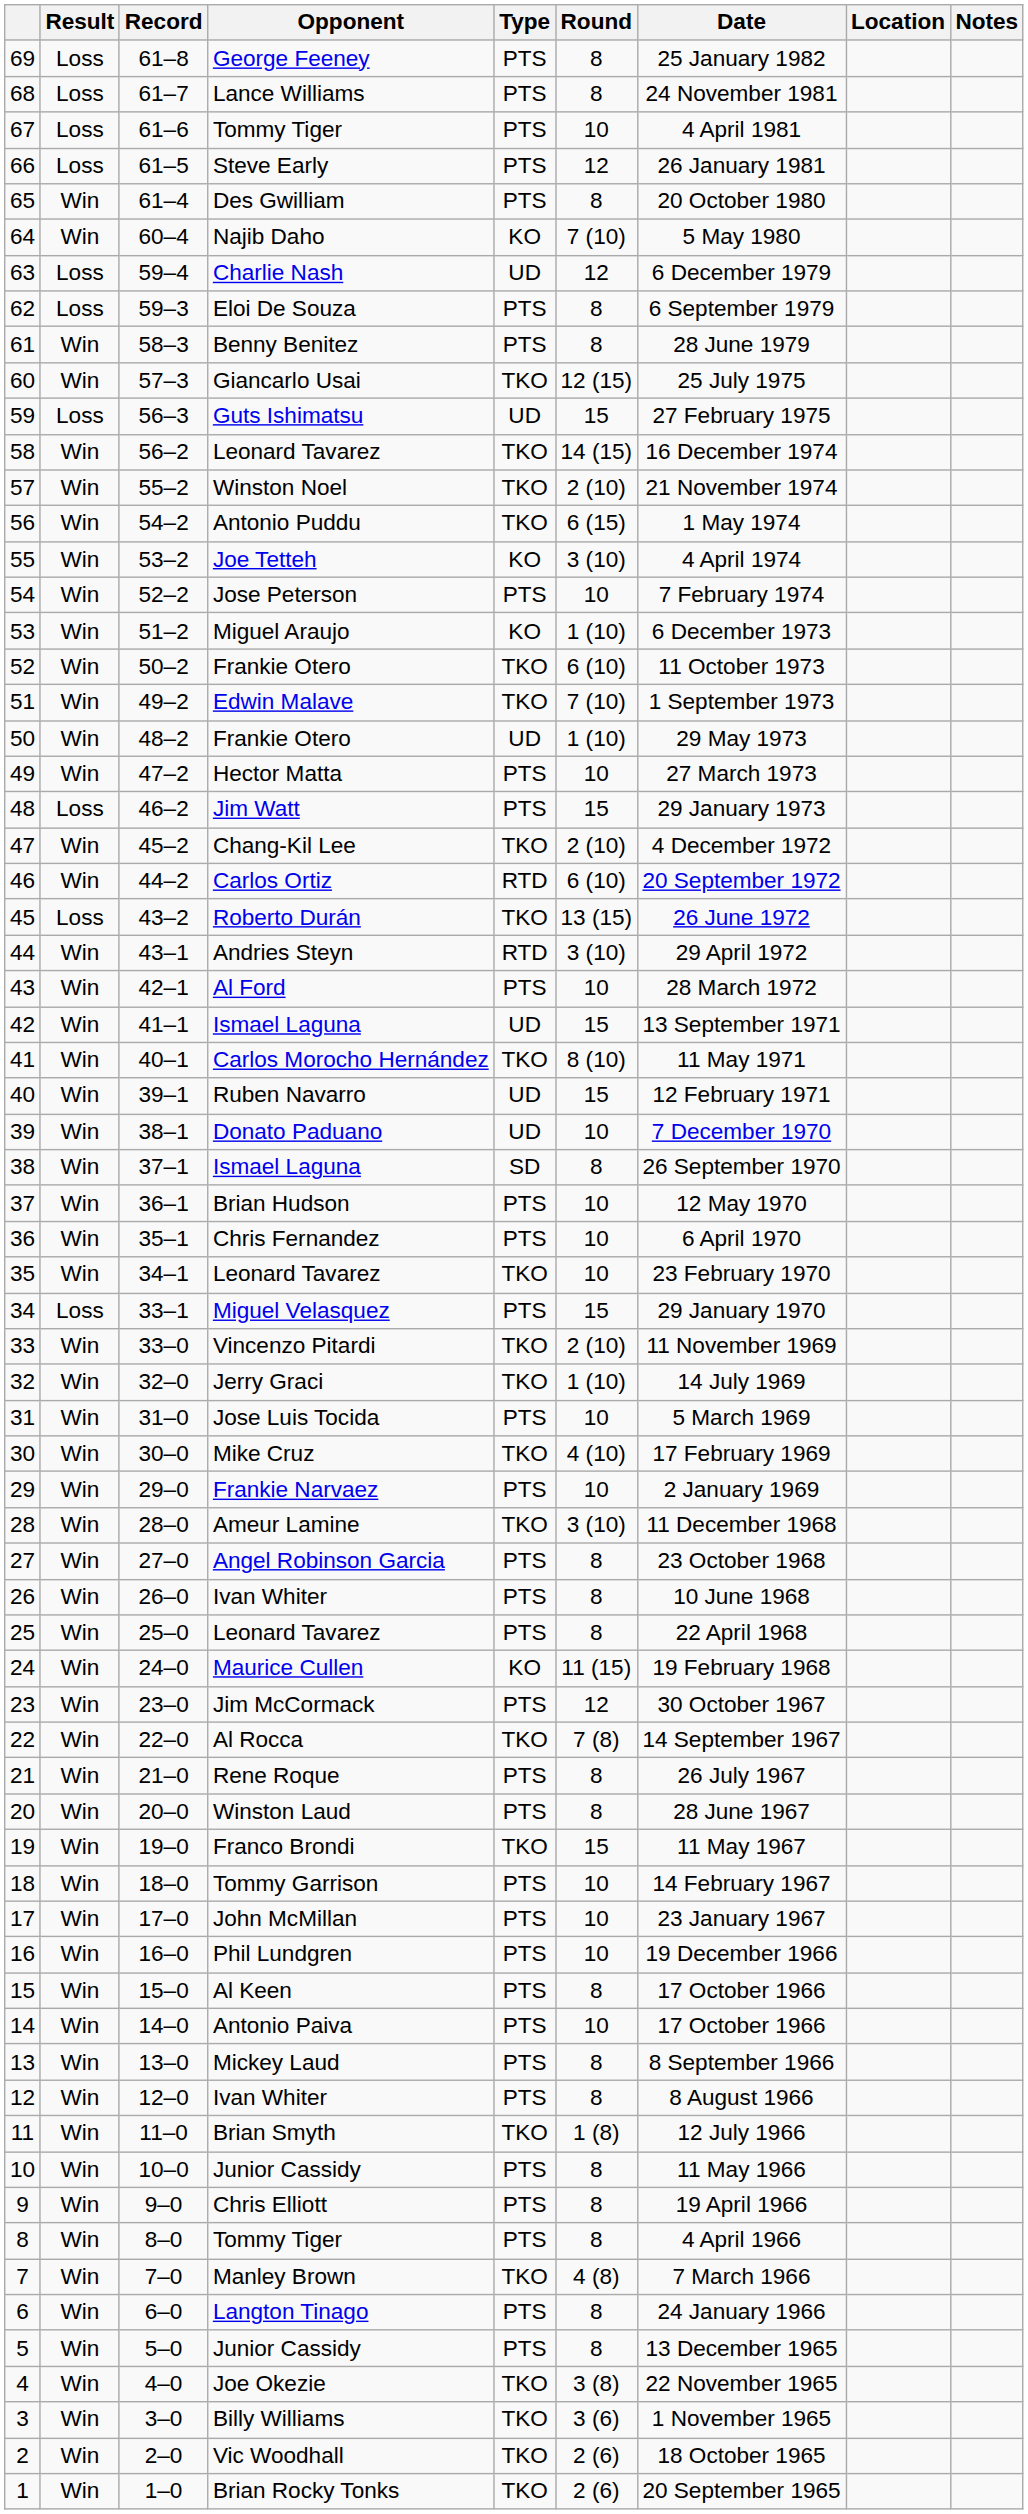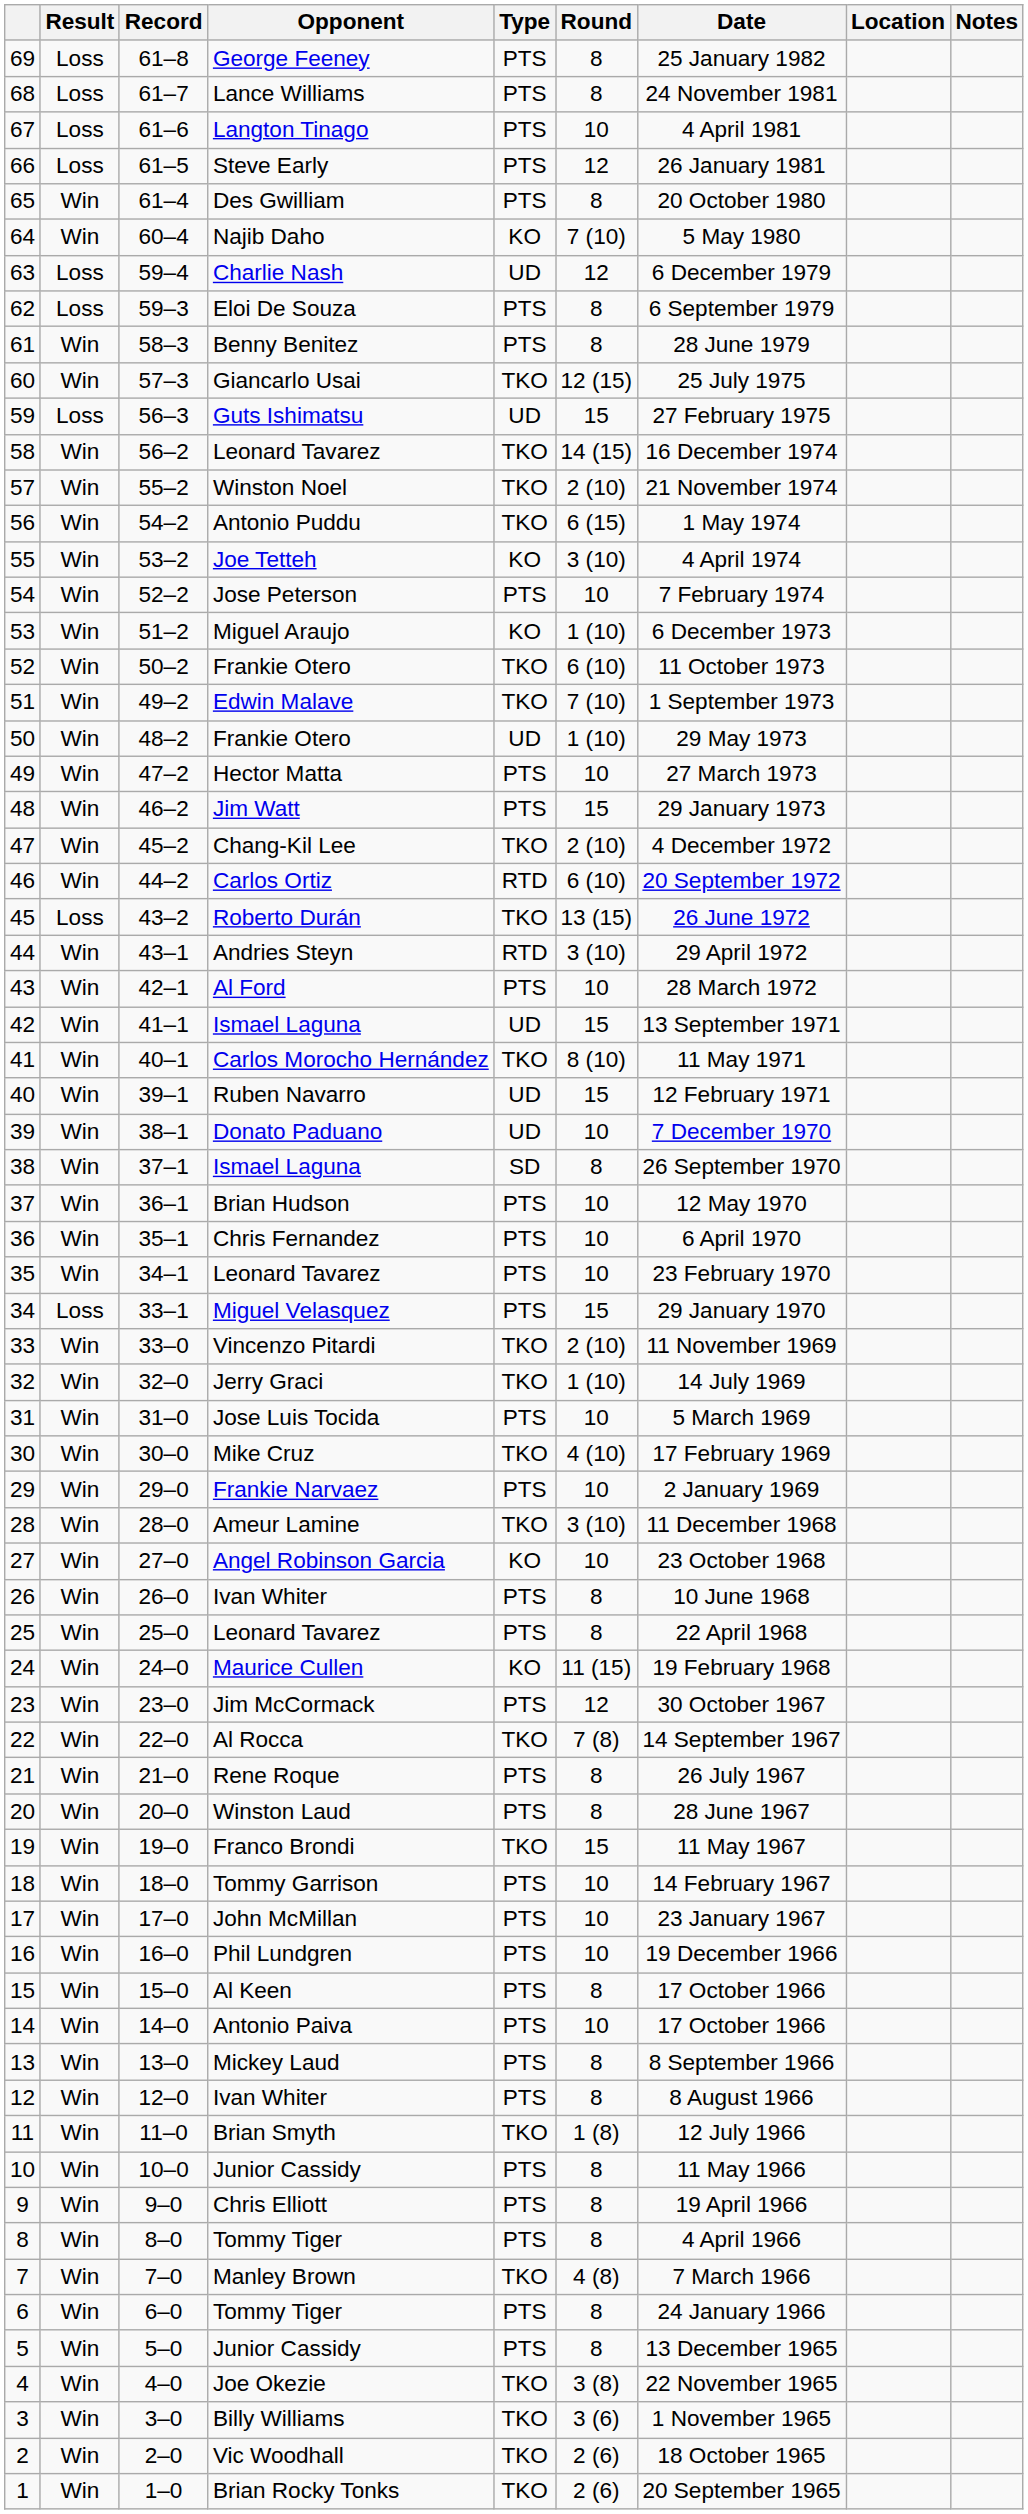(277, 129) Tommy Tiger -> (291, 129) Langton Tinago
(80, 809) Loss -> (80, 809) Win
(525, 1274) TKO -> (525, 1274) PTS
(525, 1560) PTS -> (525, 1560) KO
(596, 1560) 8 -> (596, 1560) 10
(291, 2312) Langton Tinago -> (277, 2312) Tommy Tiger
